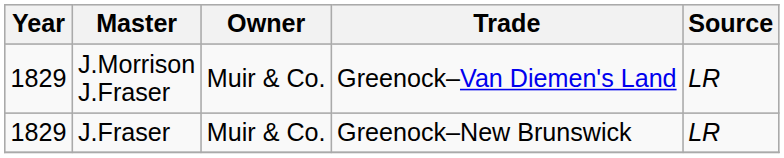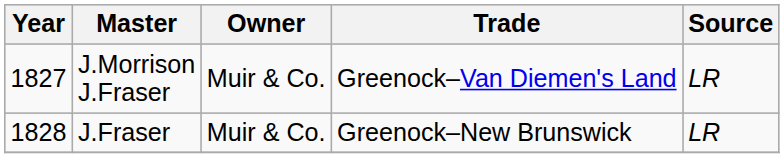(39, 78) 1829 -> (39, 78) 1827
(39, 132) 1829 -> (39, 132) 1828
